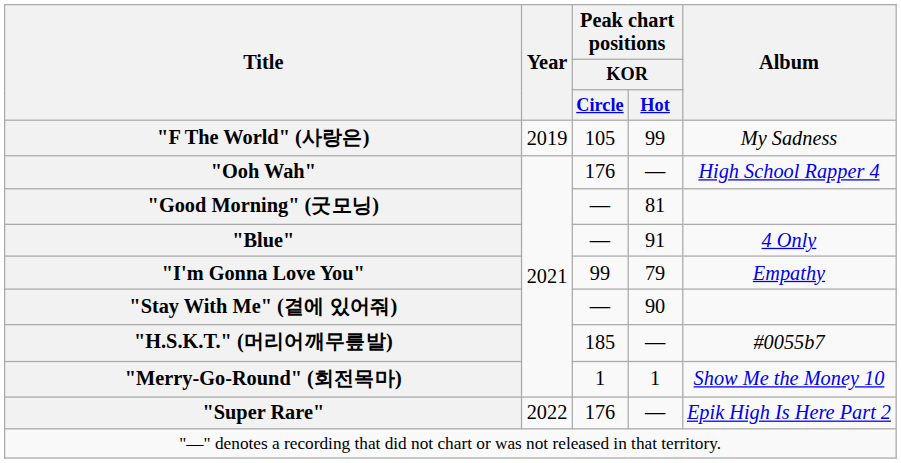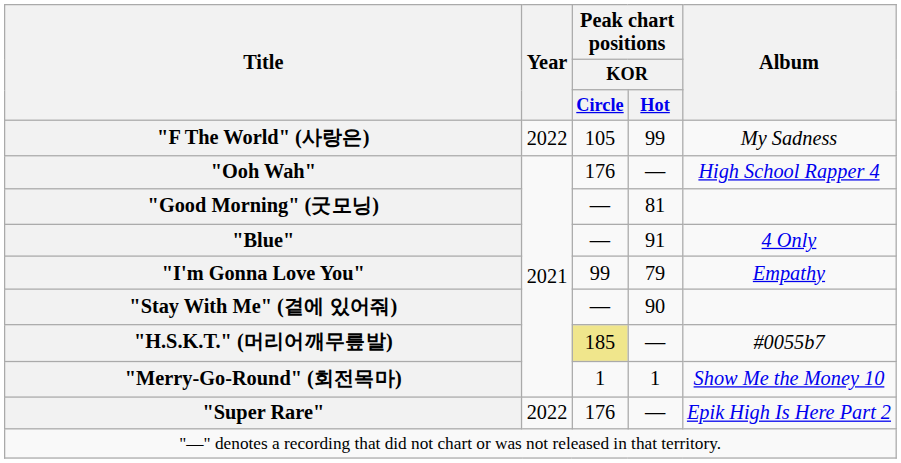(547, 137) 2019 -> (547, 137) 2022
(600, 342) no background -> (600, 342) khaki background
